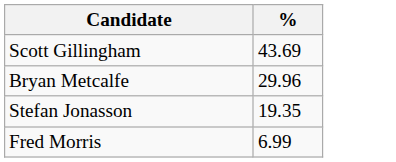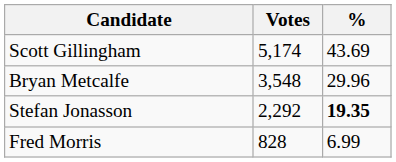+ column: (288, 19)
(279, 111) normal -> (348, 111) bold
